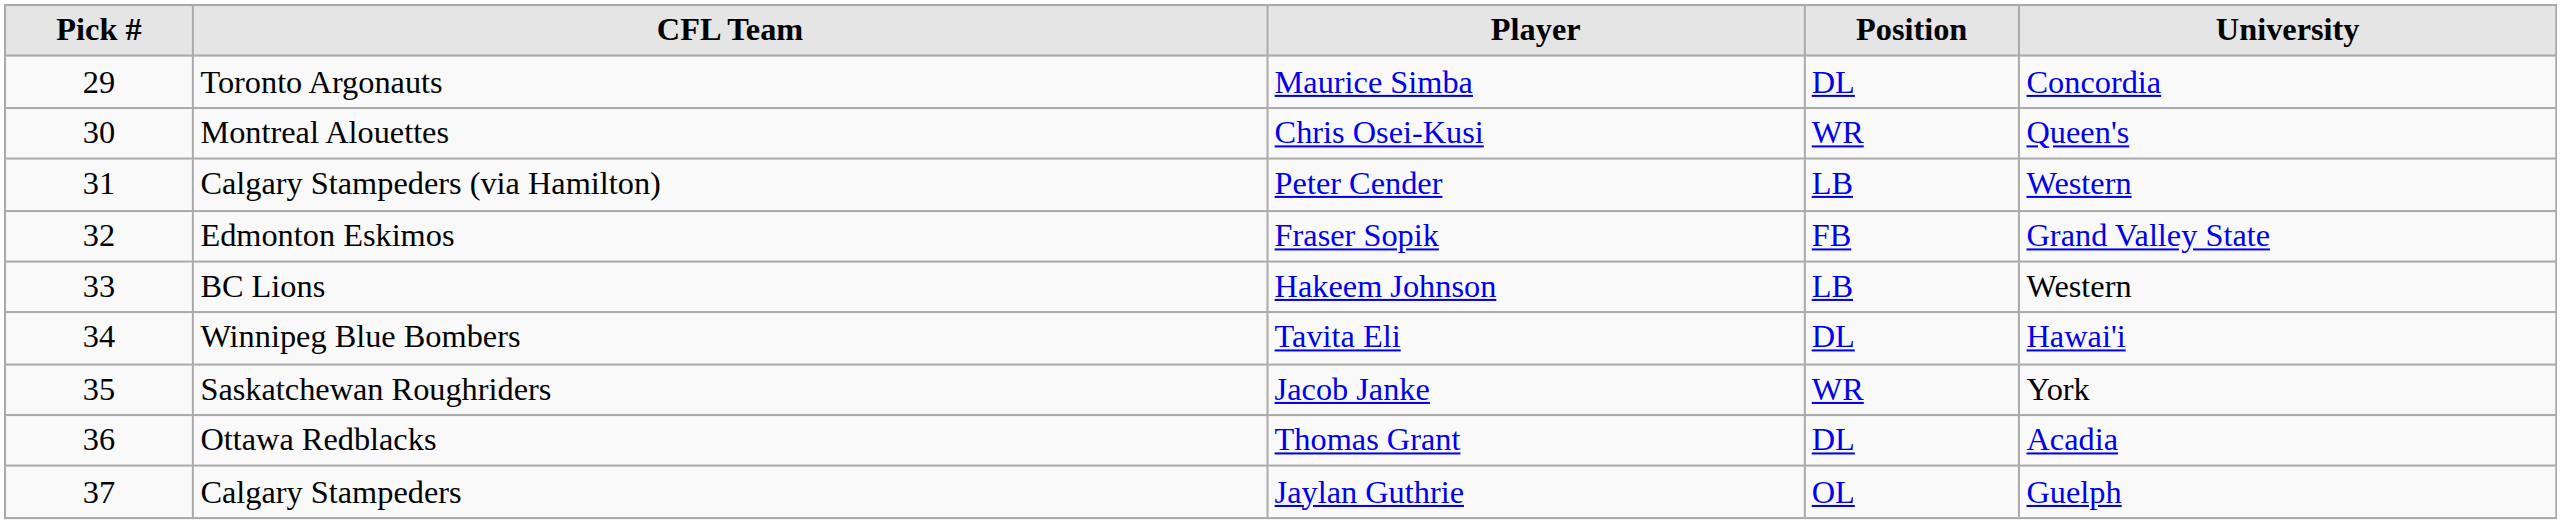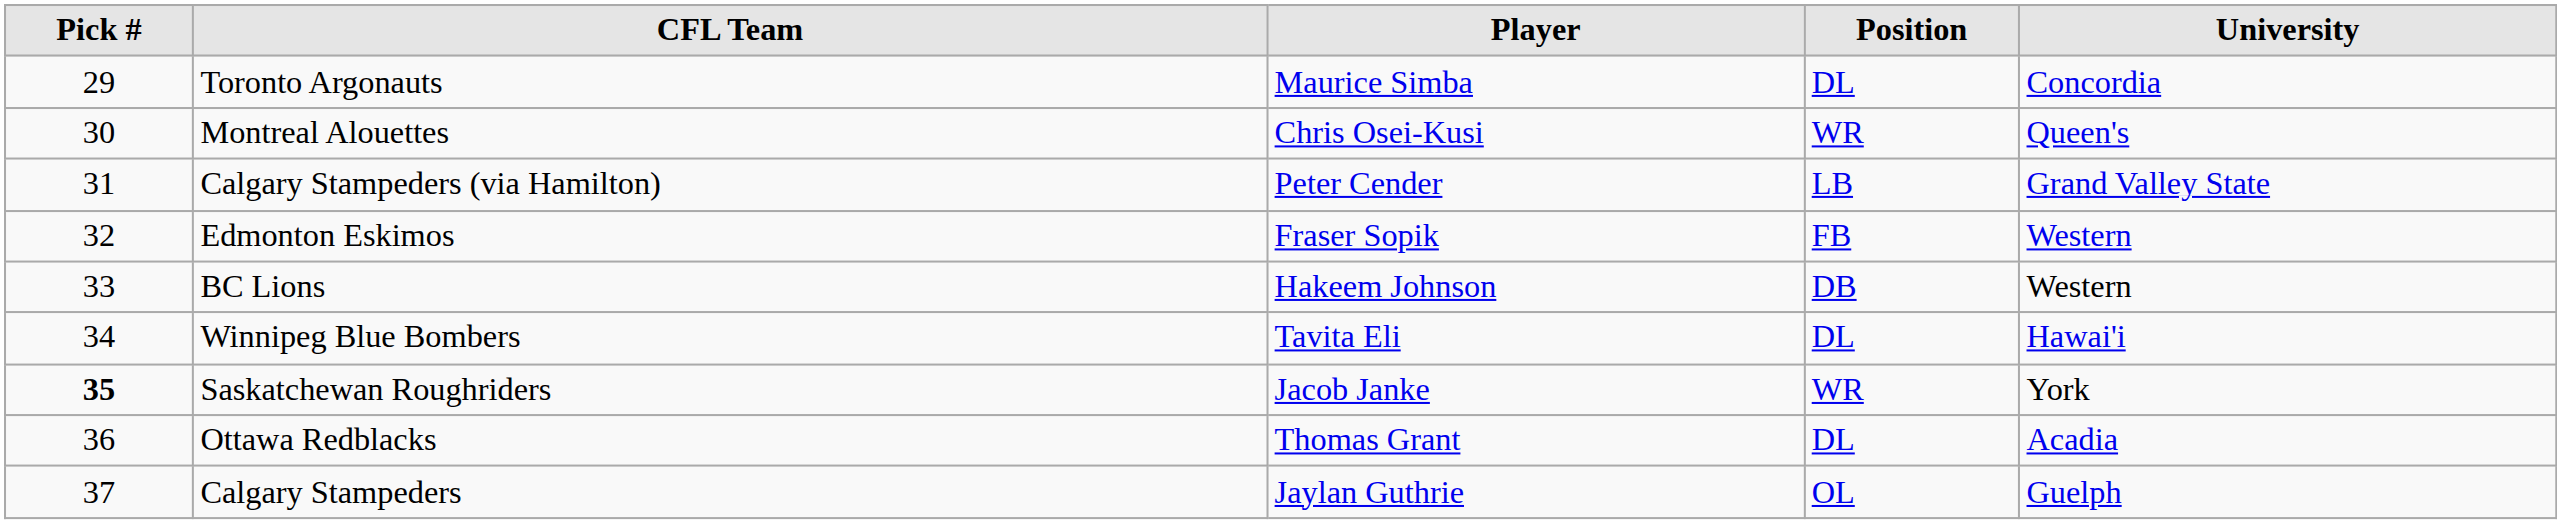(2079, 183) Western -> (2148, 183) Grand Valley State
(2148, 235) Grand Valley State -> (2079, 235) Western
(1832, 286) LB -> (1834, 286) DB
(99, 388) normal -> (99, 388) bold
